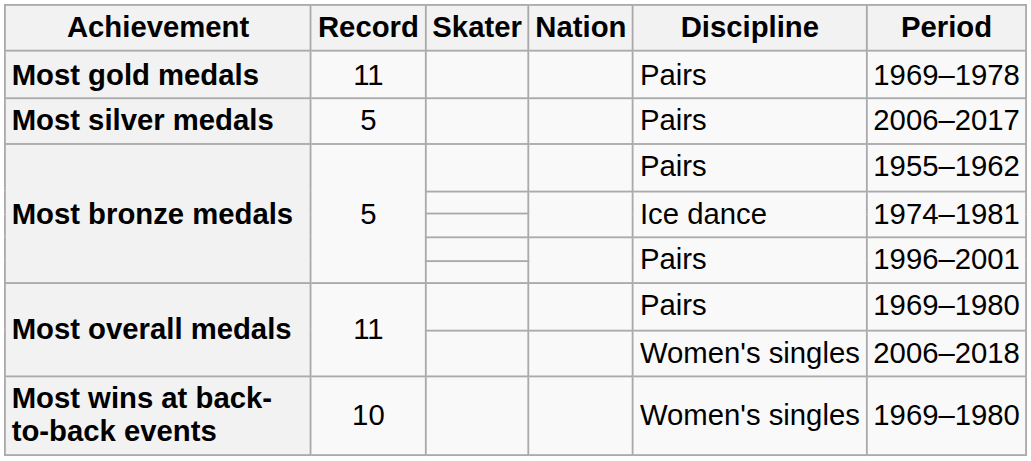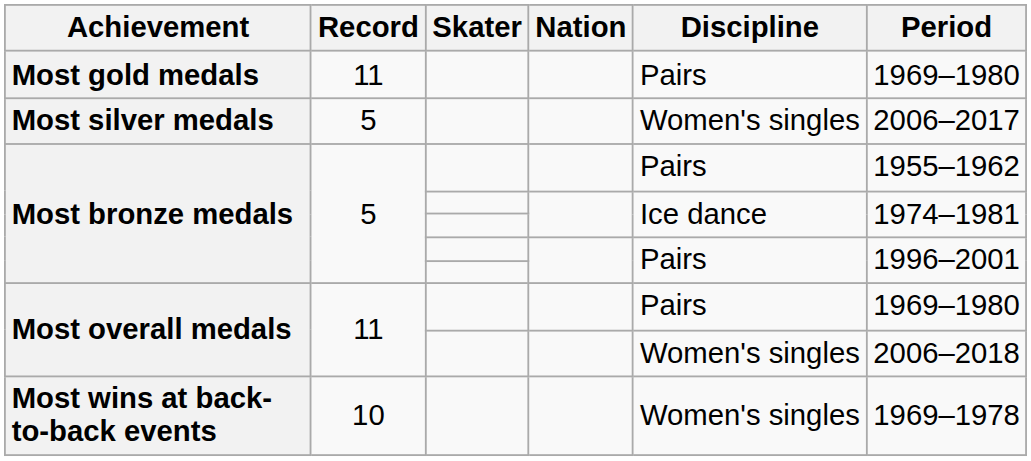(947, 74) 1969–1978 -> (947, 74) 1969–1980
(673, 120) Pairs -> (750, 120) Women's singles
(947, 415) 1969–1980 -> (947, 415) 1969–1978
